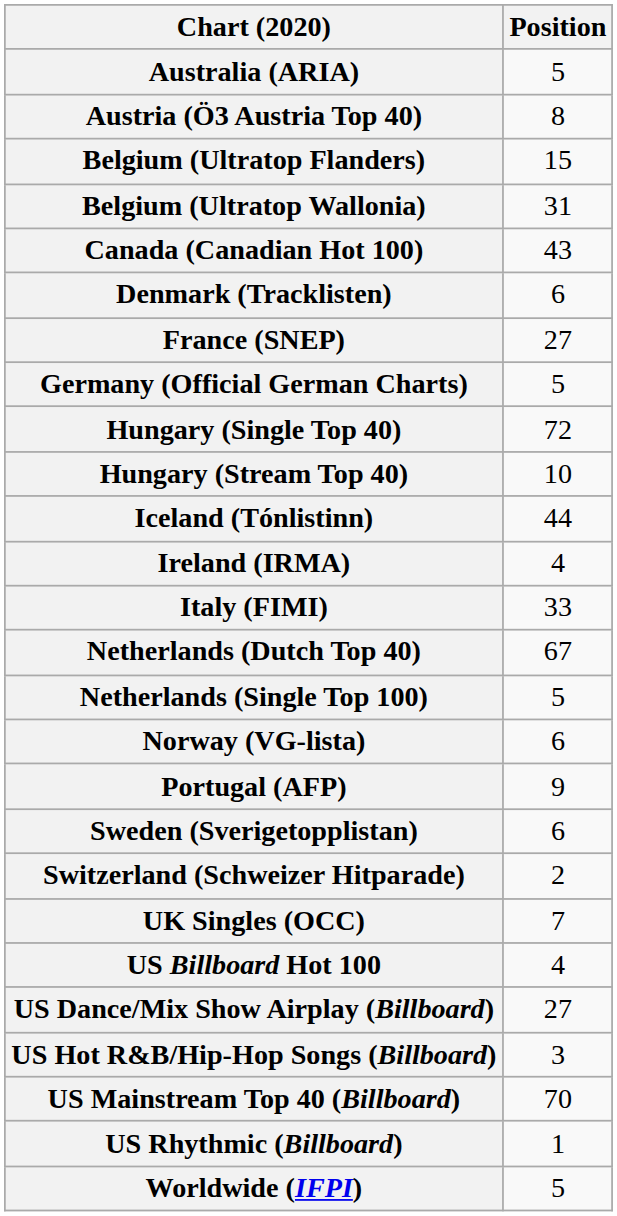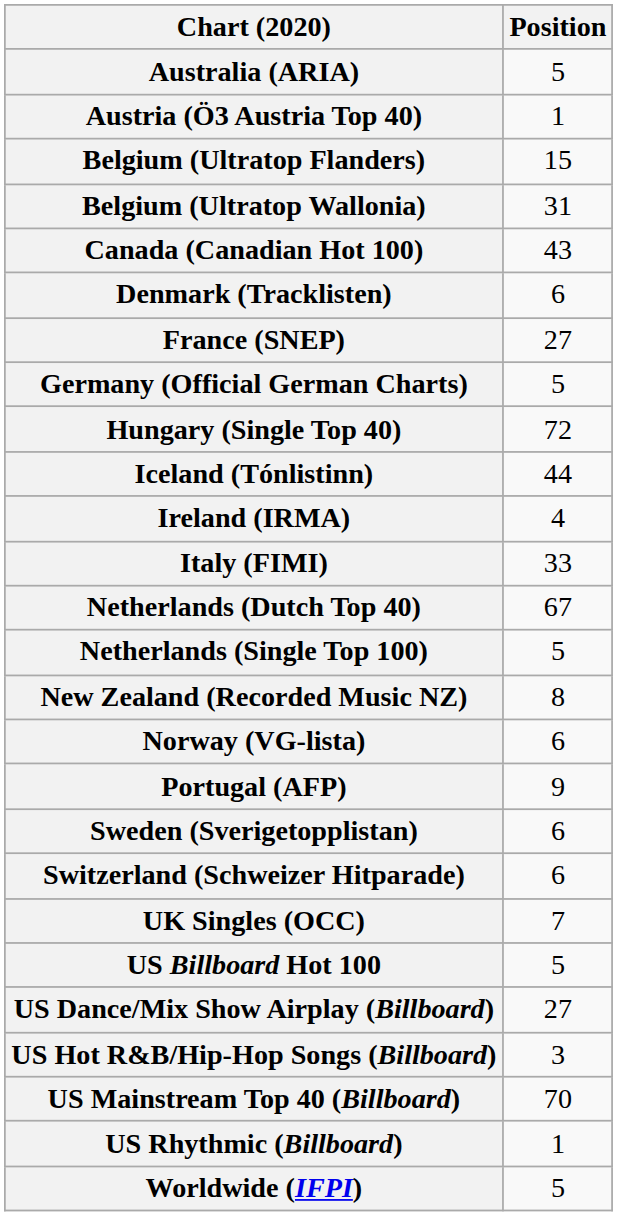(558, 116) 8 -> (558, 116) 1
- row: (254, 473)
+ row: (254, 696)
(558, 875) 2 -> (558, 875) 6
(558, 964) 4 -> (558, 964) 5
